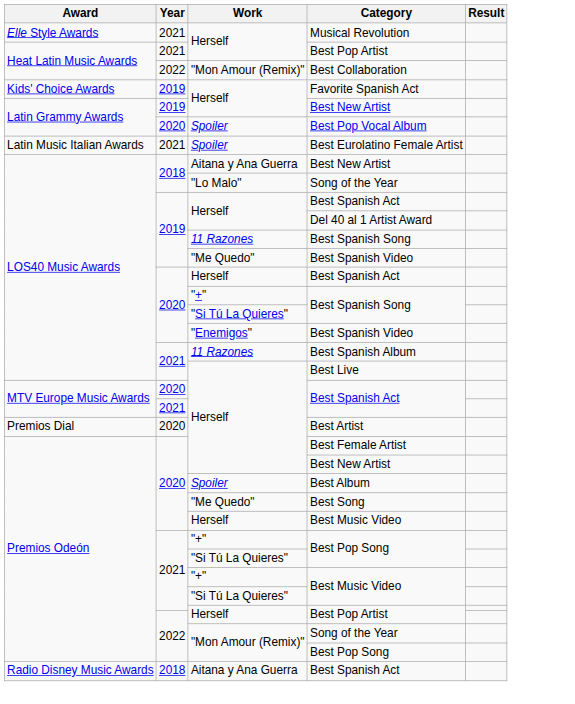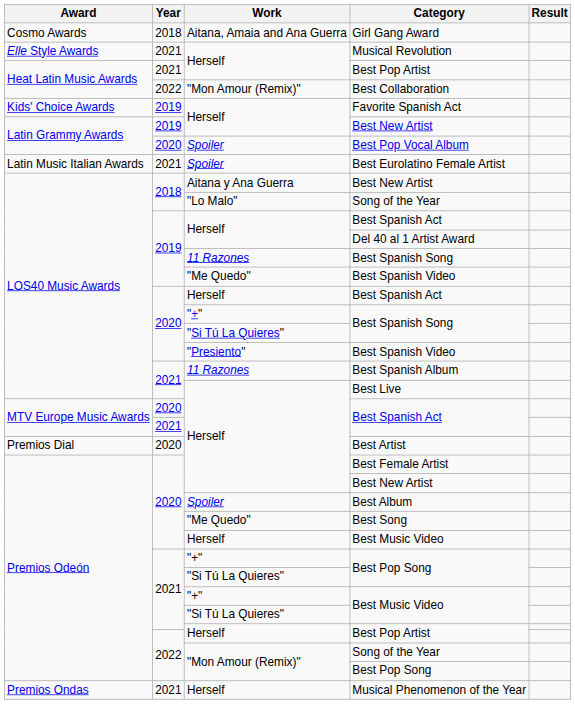+ row: (168, 32)
(221, 333) "Enemigos" -> (216, 351) "Presiento"
+ row: (168, 689)
- row: (172, 671)
